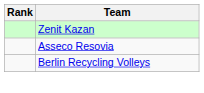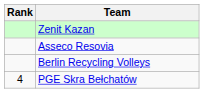+ row: (87, 79)
